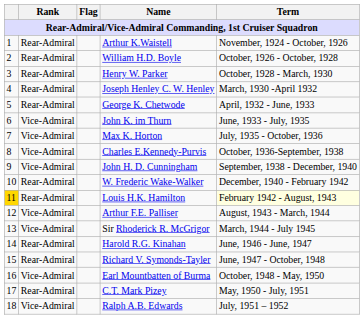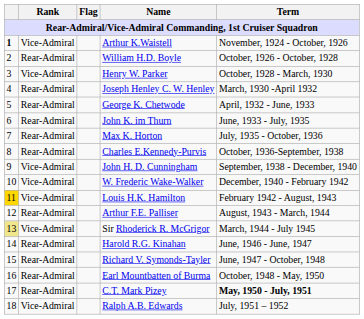(9, 43) normal -> (9, 43) bold
(48, 43) Rear-Admiral -> (48, 43) Vice-Admiral
(48, 74) Rear-Admiral -> (48, 74) Vice-Admiral
(48, 120) Vice-Admiral -> (48, 120) Rear-Admiral
(48, 136) Vice-Admiral -> (48, 136) Rear-Admiral
(48, 151) Vice-Admiral -> (48, 151) Rear-Admiral
(48, 182) Rear-Admiral -> (48, 182) Vice-Admiral
(48, 197) Rear-Admiral -> (48, 197) Vice-Admiral
(278, 197) lightyellow background -> (278, 197) no background
(48, 213) Vice-Admiral -> (48, 213) Rear-Admiral
(11, 228) no background -> (11, 228) khaki background
(48, 275) Vice-Admiral -> (48, 275) Rear-Admiral
(264, 290) normal -> (265, 290) bold
